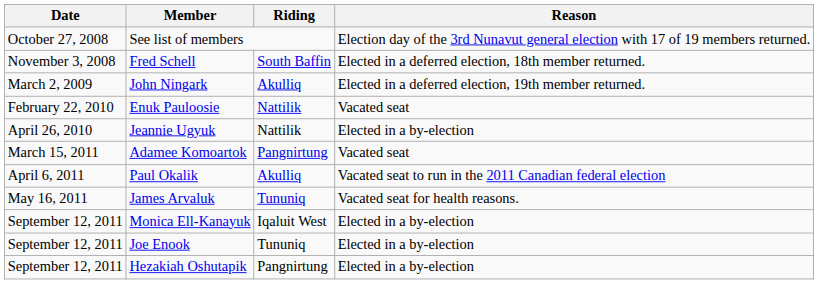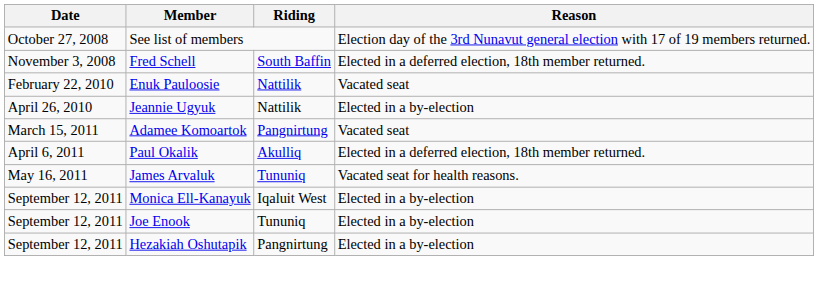- row: (168, 84)
(502, 175) Vacated seat to run in the 2011 Canadian federal election -> (491, 152) Elected in a deferred election, 18th member returned.
